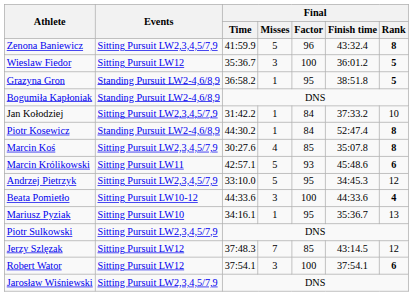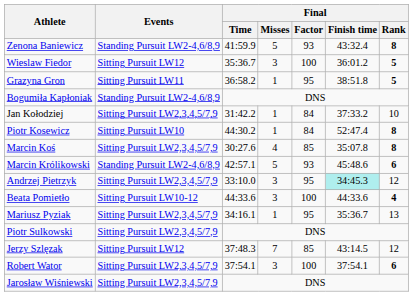(158, 47) Sitting Pursuit LW2,3,4,5/7,9 -> (159, 47) Standing Pursuit LW2-4,6/8,9
(309, 47) 96 -> (309, 47) 93
(159, 80) Standing Pursuit LW2-4,6/8,9 -> (141, 80) Sitting Pursuit LW11
(159, 131) Standing Pursuit LW2-4,6/8,9 -> (141, 131) Sitting Pursuit LW10
(141, 165) Sitting Pursuit LW11 -> (159, 165) Standing Pursuit LW2-4,6/8,9
(275, 181) 5 -> (275, 181) 3
(352, 181) no background -> (352, 181) paleturquoise background
(141, 215) Sitting Pursuit LW10 -> (158, 215) Sitting Pursuit LW2,3,4,5/7,9
(141, 266) Sitting Pursuit LW12 -> (158, 266) Sitting Pursuit LW2,3,4,5/7,9
